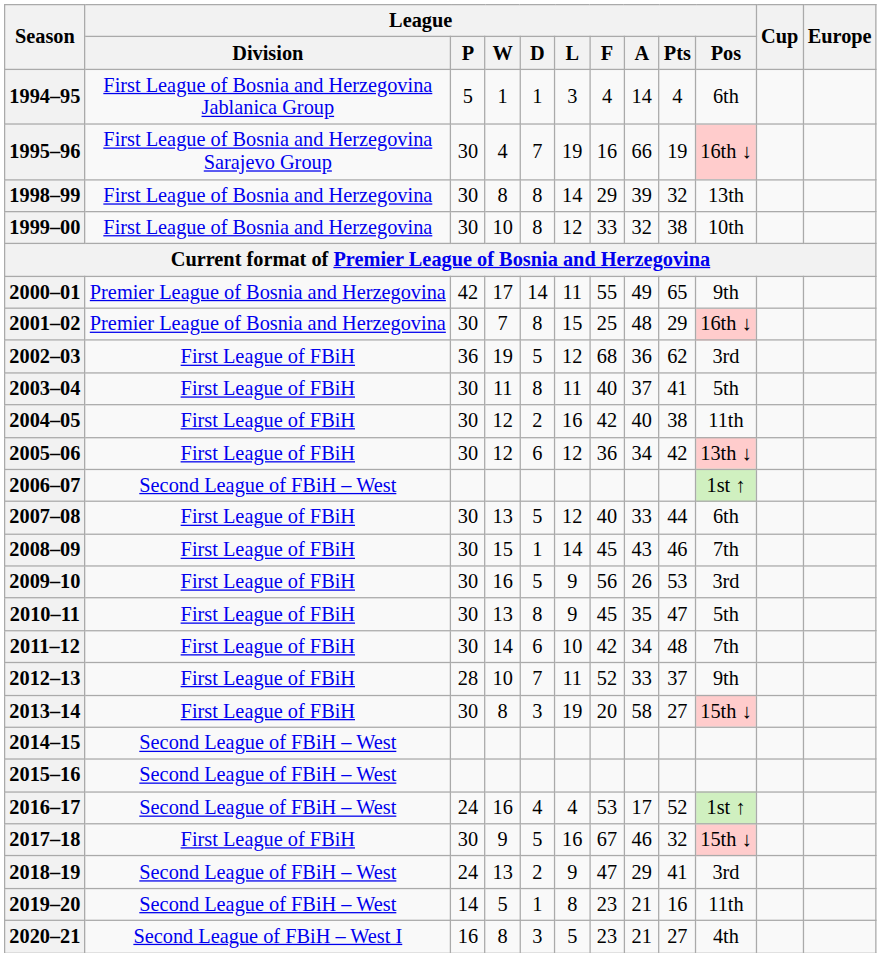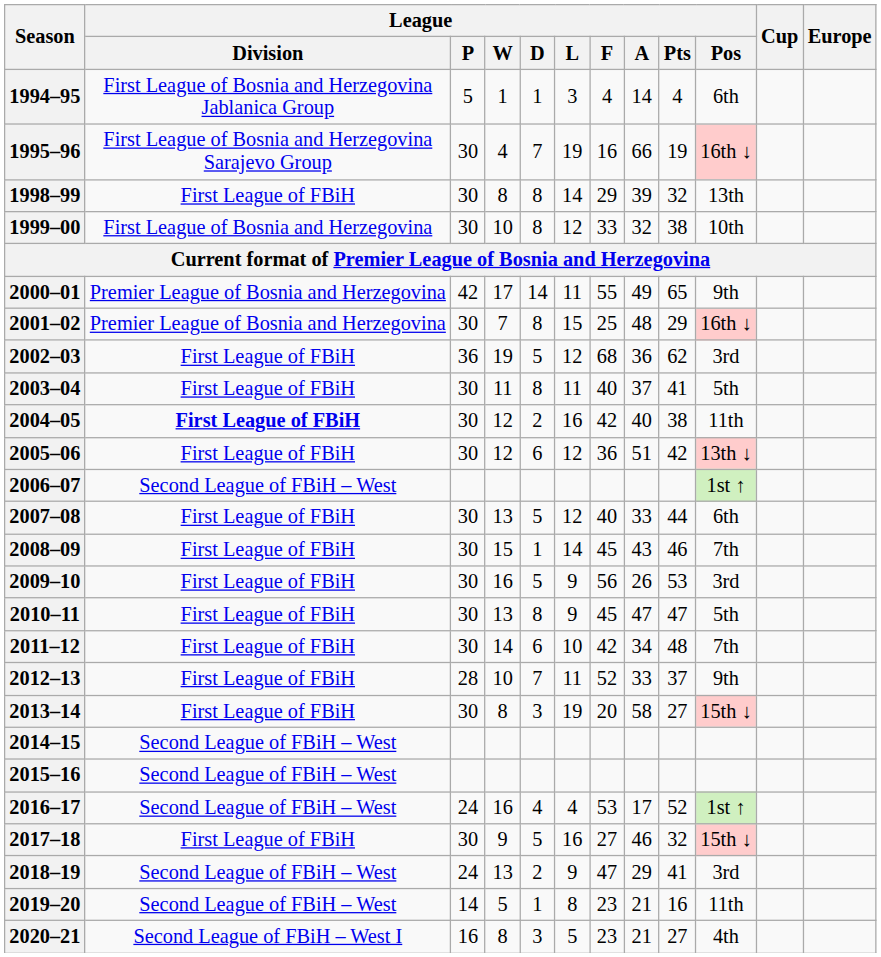(268, 195) First League of Bosnia and Herzegovina -> (268, 195) First League of FBiH
(268, 420) normal -> (268, 420) bold
(642, 453) 34 -> (642, 453) 51
(642, 614) 35 -> (642, 614) 47
(607, 839) 67 -> (607, 839) 27
